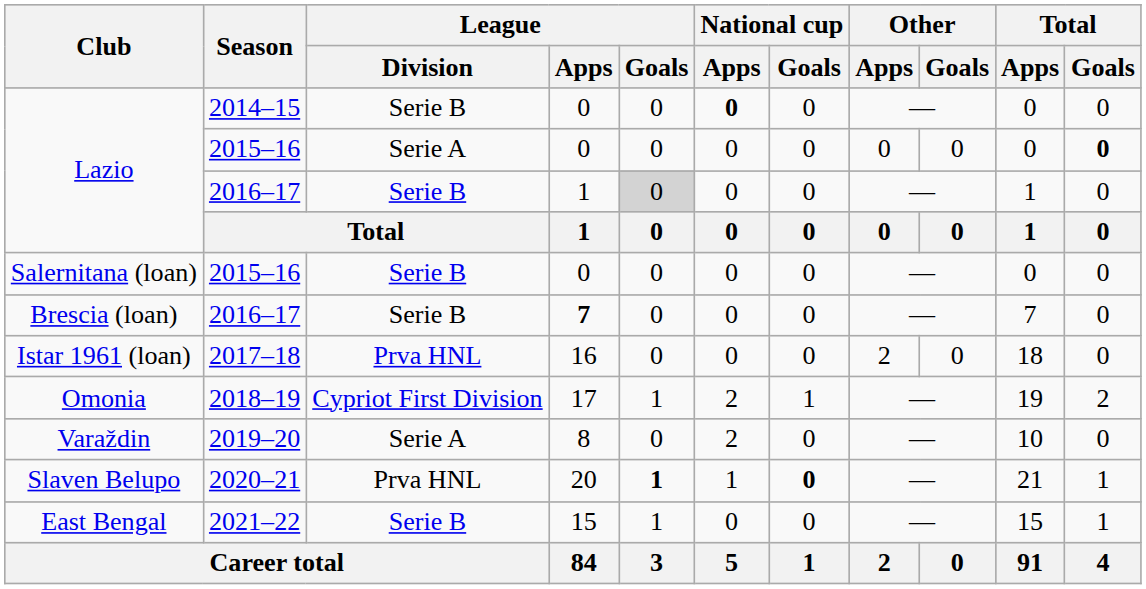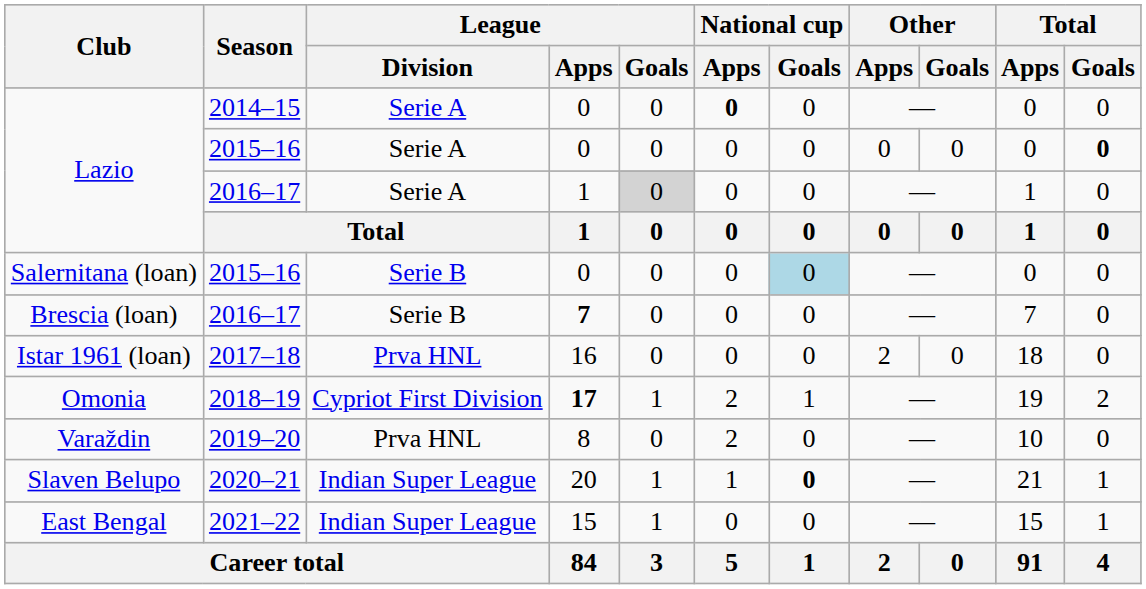(427, 107) Serie B -> (427, 107) Serie A
(427, 190) Serie B -> (427, 190) Serie A
(809, 273) no background -> (809, 273) lightblue background
(584, 397) normal -> (584, 397) bold
(427, 438) Serie A -> (427, 438) Prva HNL
(427, 480) Prva HNL -> (427, 480) Indian Super League
(657, 480) bold -> (657, 480) normal
(427, 521) Serie B -> (427, 521) Indian Super League
